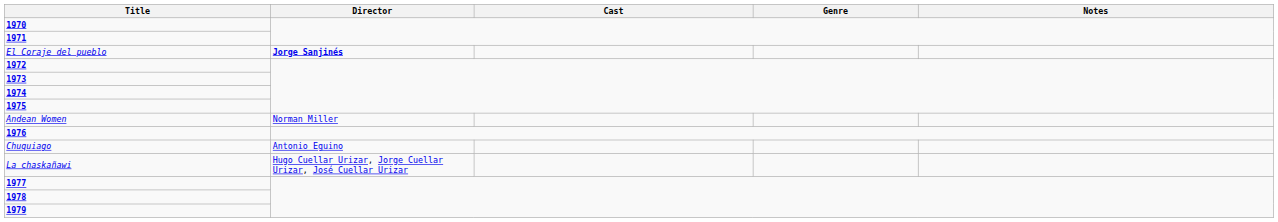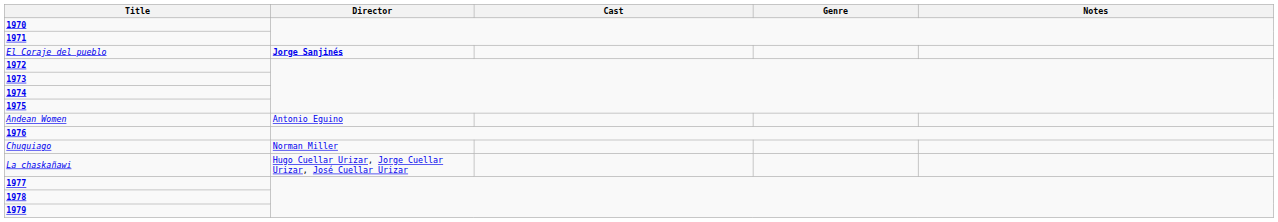(305, 120) Norman Miller -> (308, 120) Antonio Eguino
(308, 147) Antonio Eguino -> (305, 147) Norman Miller
